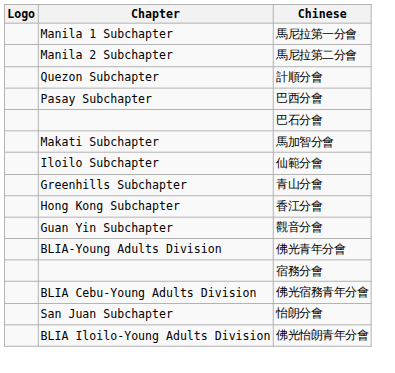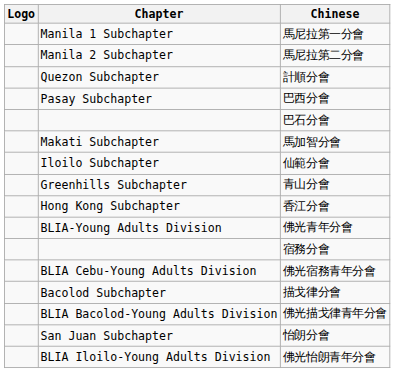- row: (299, 227)
+ row: (312, 292)
+ row: (335, 313)
